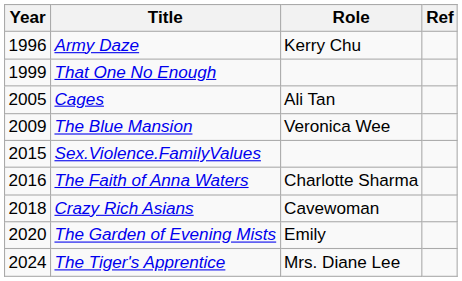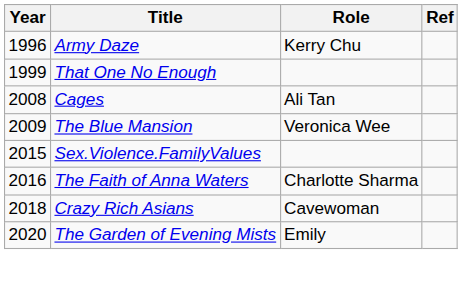(28, 99) 2005 -> (28, 99) 2008
- row: (140, 262)
